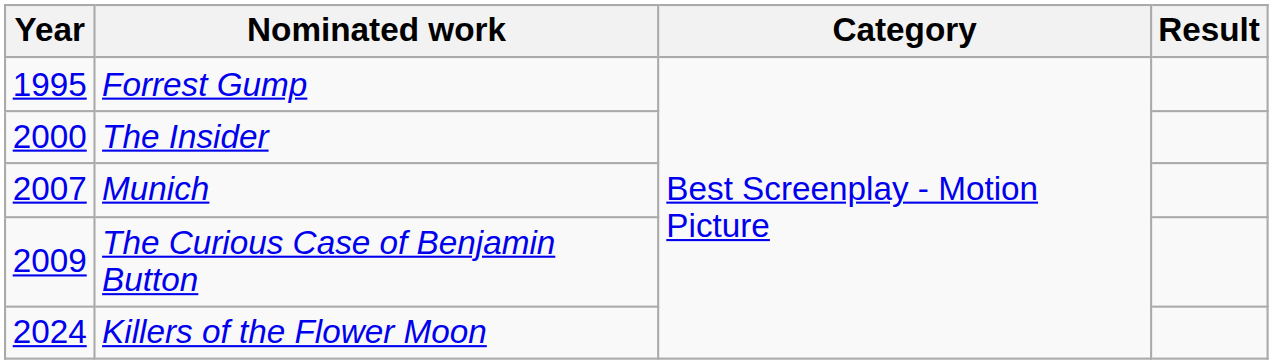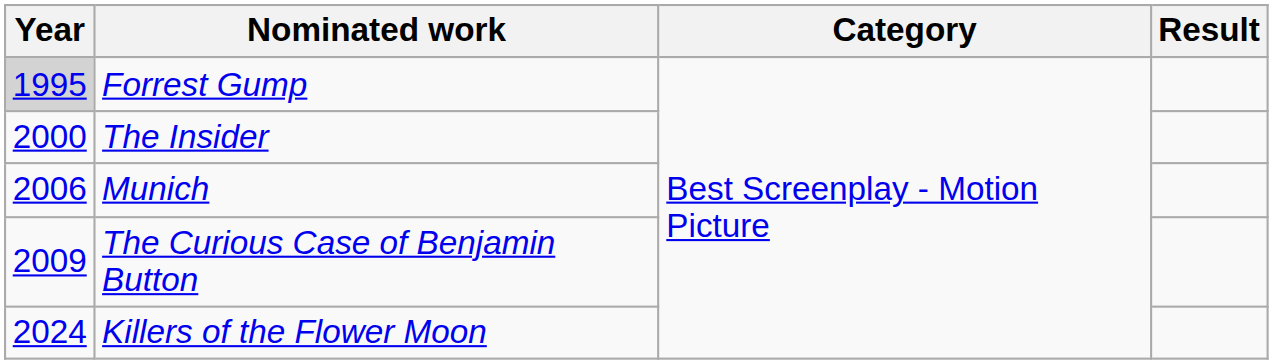(50, 83) no background -> (50, 83) lightgrey background
(50, 189) 2007 -> (50, 189) 2006
